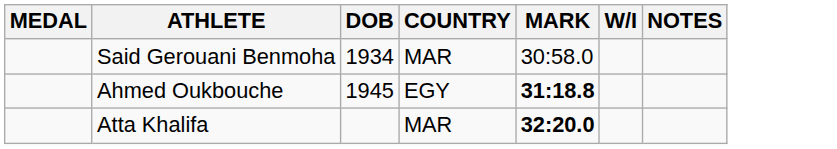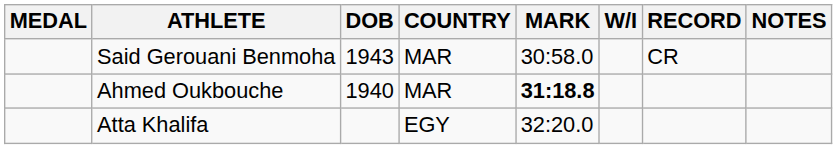+ column: (694, 21)
(370, 56) 1934 -> (370, 56) 1943
(370, 90) 1945 -> (370, 90) 1940
(427, 90) EGY -> (428, 90) MAR
(428, 125) MAR -> (427, 125) EGY
(558, 125) bold -> (557, 125) normal
